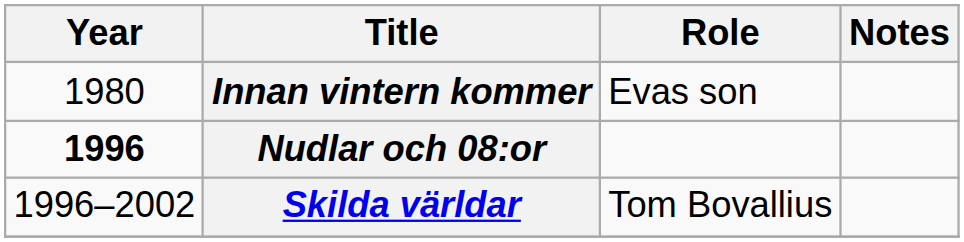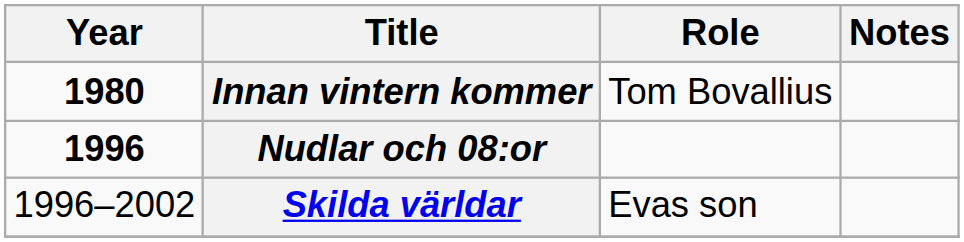(104, 90) normal -> (104, 90) bold
(683, 90) Evas son -> (720, 90) Tom Bovallius
(720, 206) Tom Bovallius -> (683, 206) Evas son
